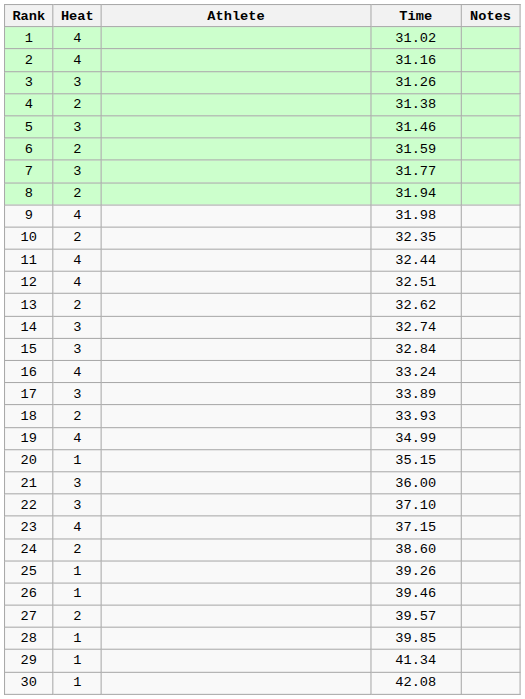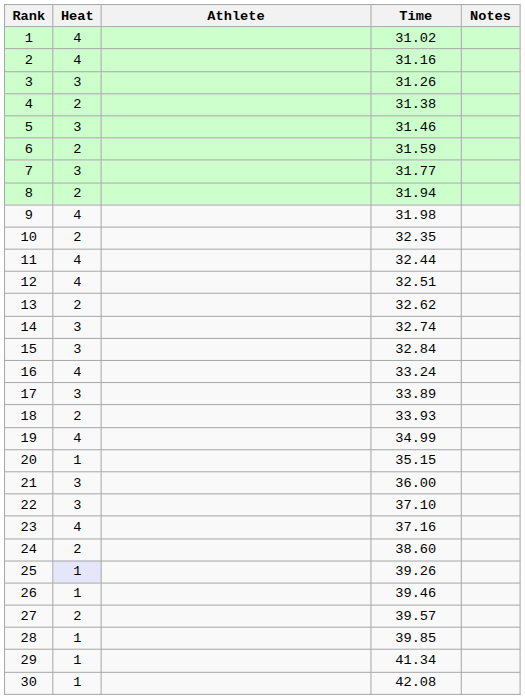(416, 527) 37.15 -> (416, 527) 37.16
(77, 572) no background -> (77, 572) lavender background
